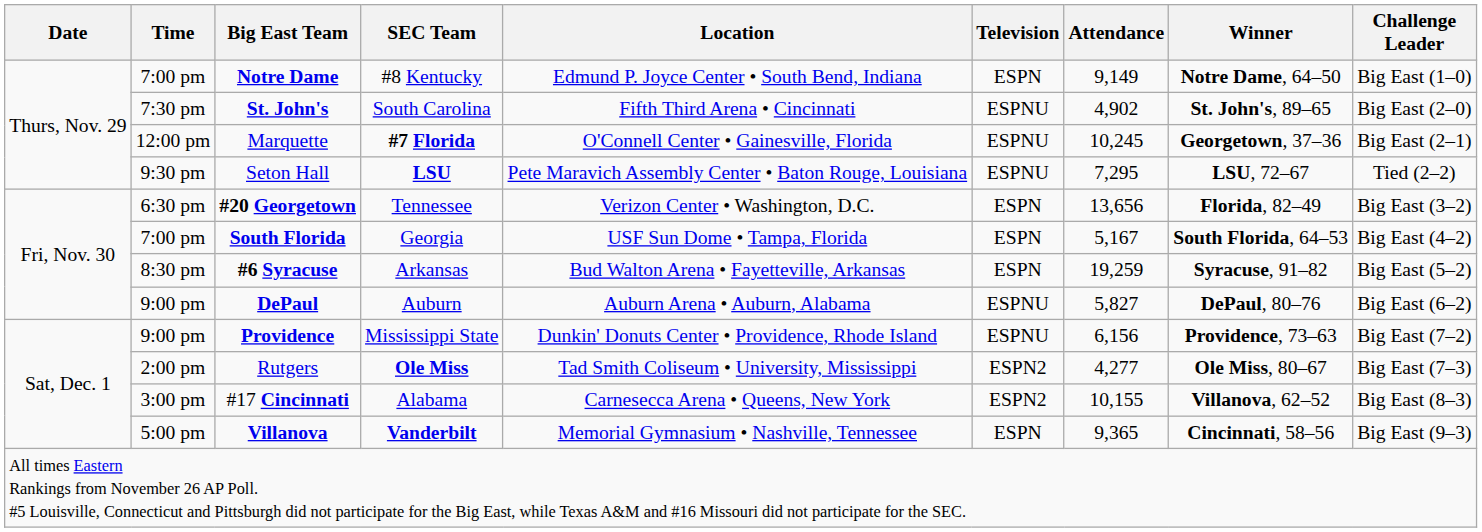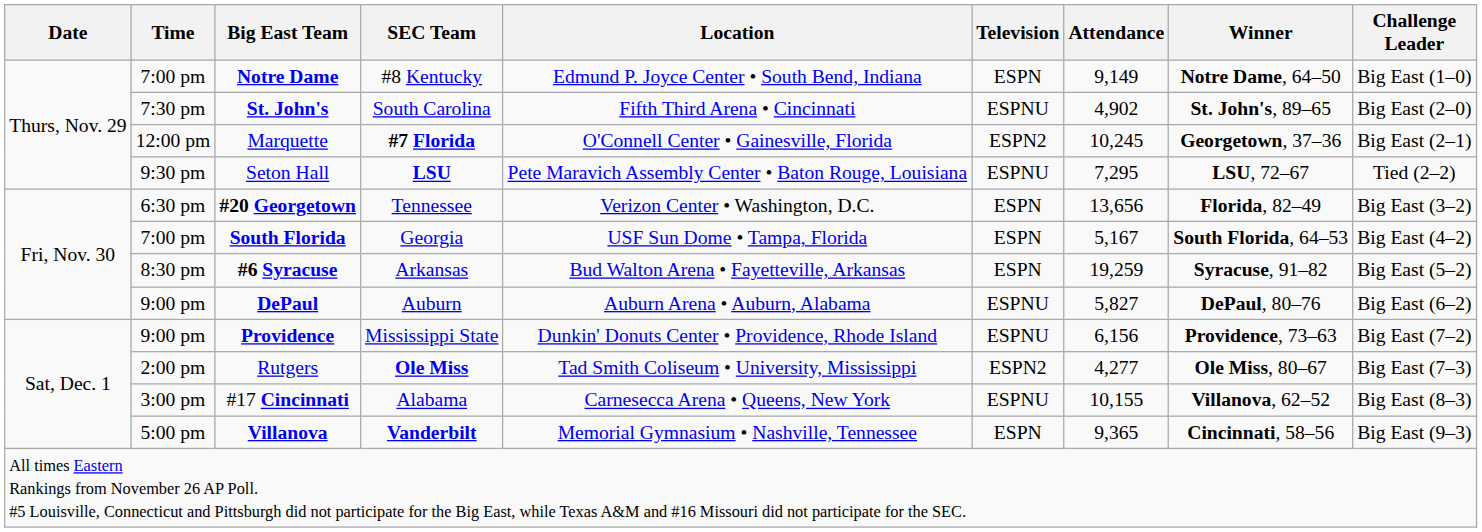(1018, 141) ESPNU -> (1018, 141) ESPN2
(1018, 399) ESPN2 -> (1018, 399) ESPNU
